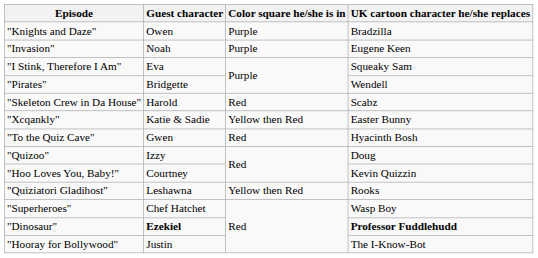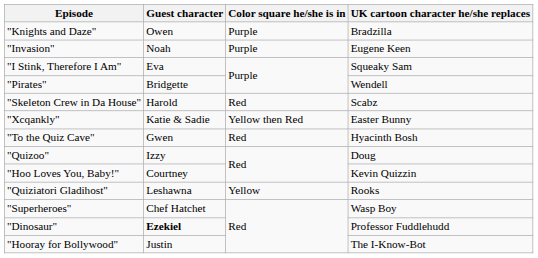(266, 191) Yellow then Red -> (244, 191) Yellow
(404, 226) bold -> (400, 226) normal
